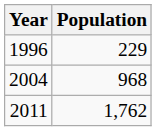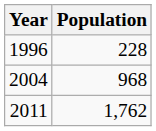(133, 50) 229 -> (133, 50) 228
